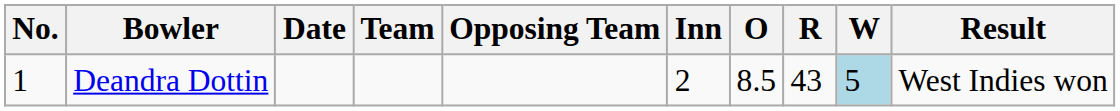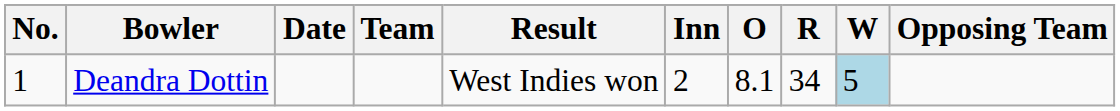columns swapped: (555, 29) <-> (1003, 29)
(756, 79) 8.5 -> (755, 79) 8.1
(806, 79) 43 -> (805, 79) 34
